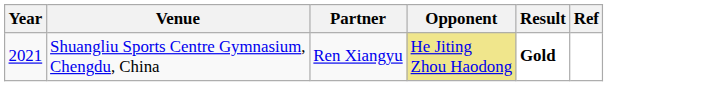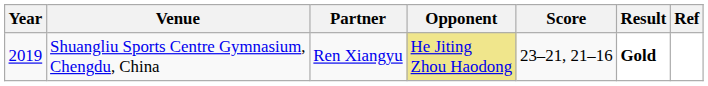+ column: (566, 18)
(25, 56) 2021 -> (25, 56) 2019
